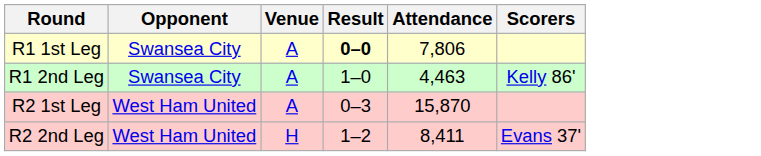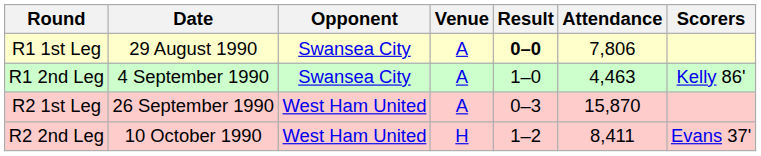+ column: (193, 19)
